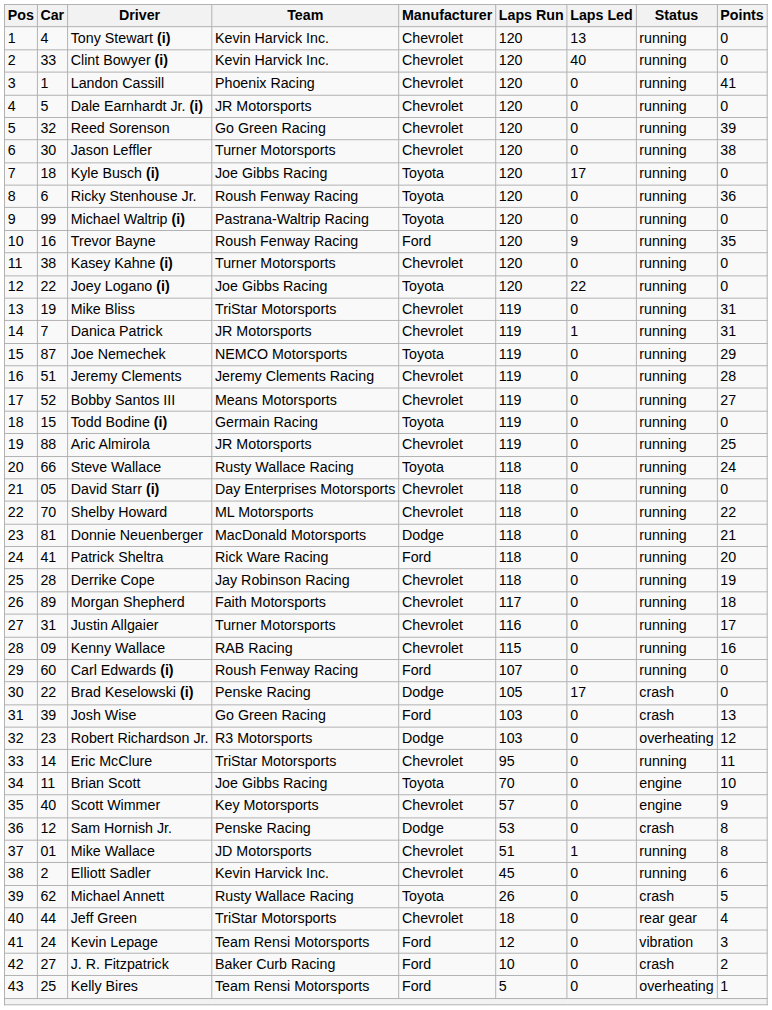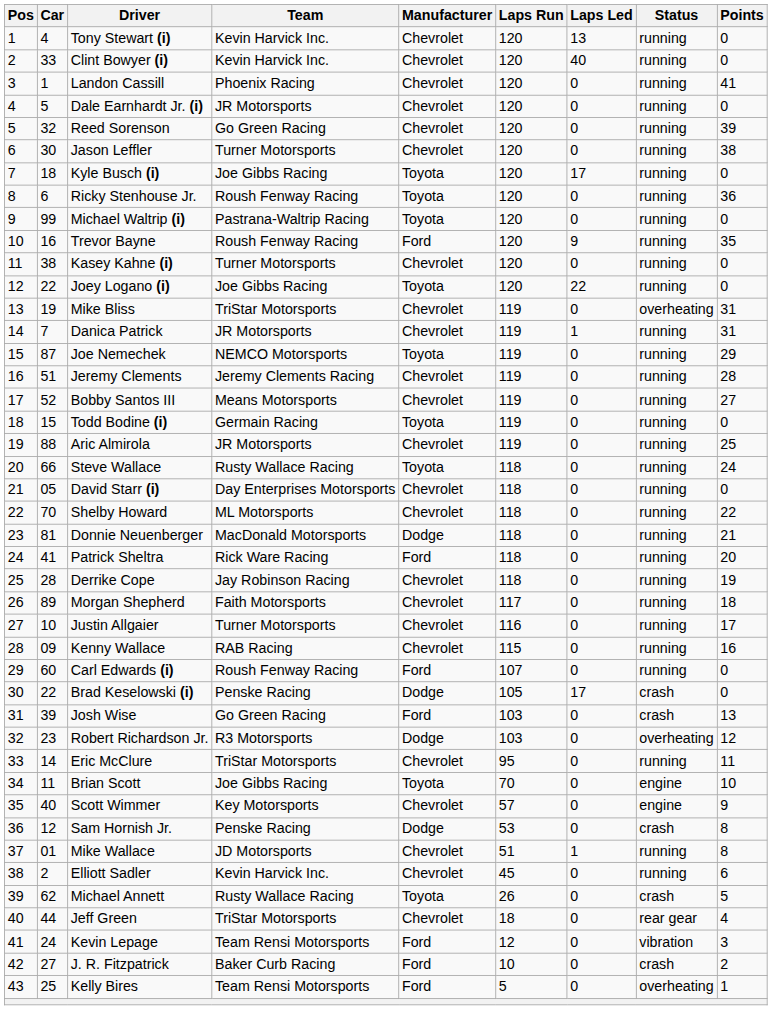(663, 309) running -> (676, 309) overheating
(48, 625) 31 -> (48, 625) 10
